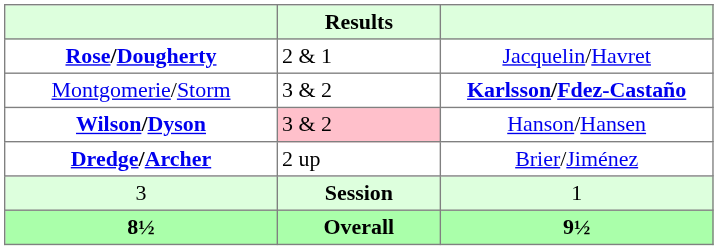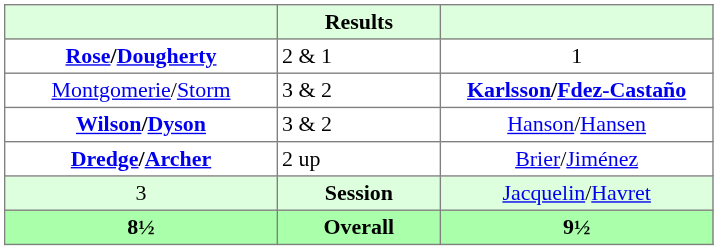(577, 55) Jacquelin/Havret -> (577, 55) 1
(307, 124) pink background -> (307, 124) no background
(577, 192) 1 -> (577, 192) Jacquelin/Havret
